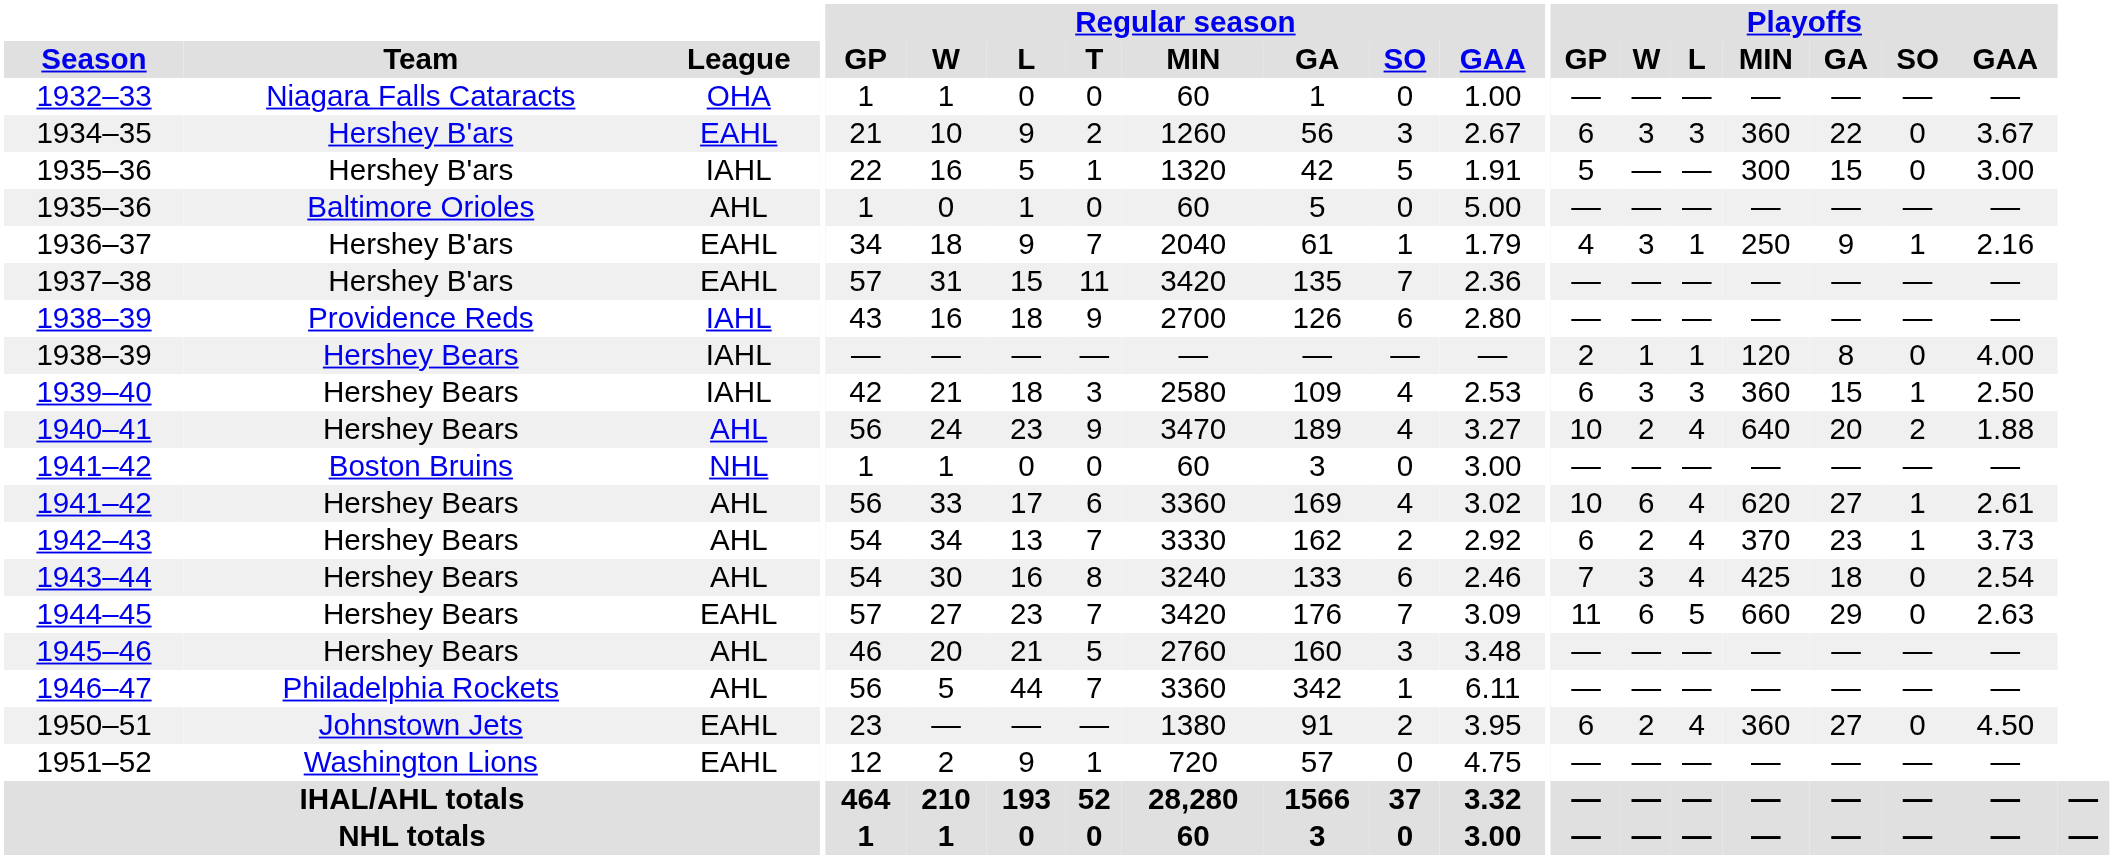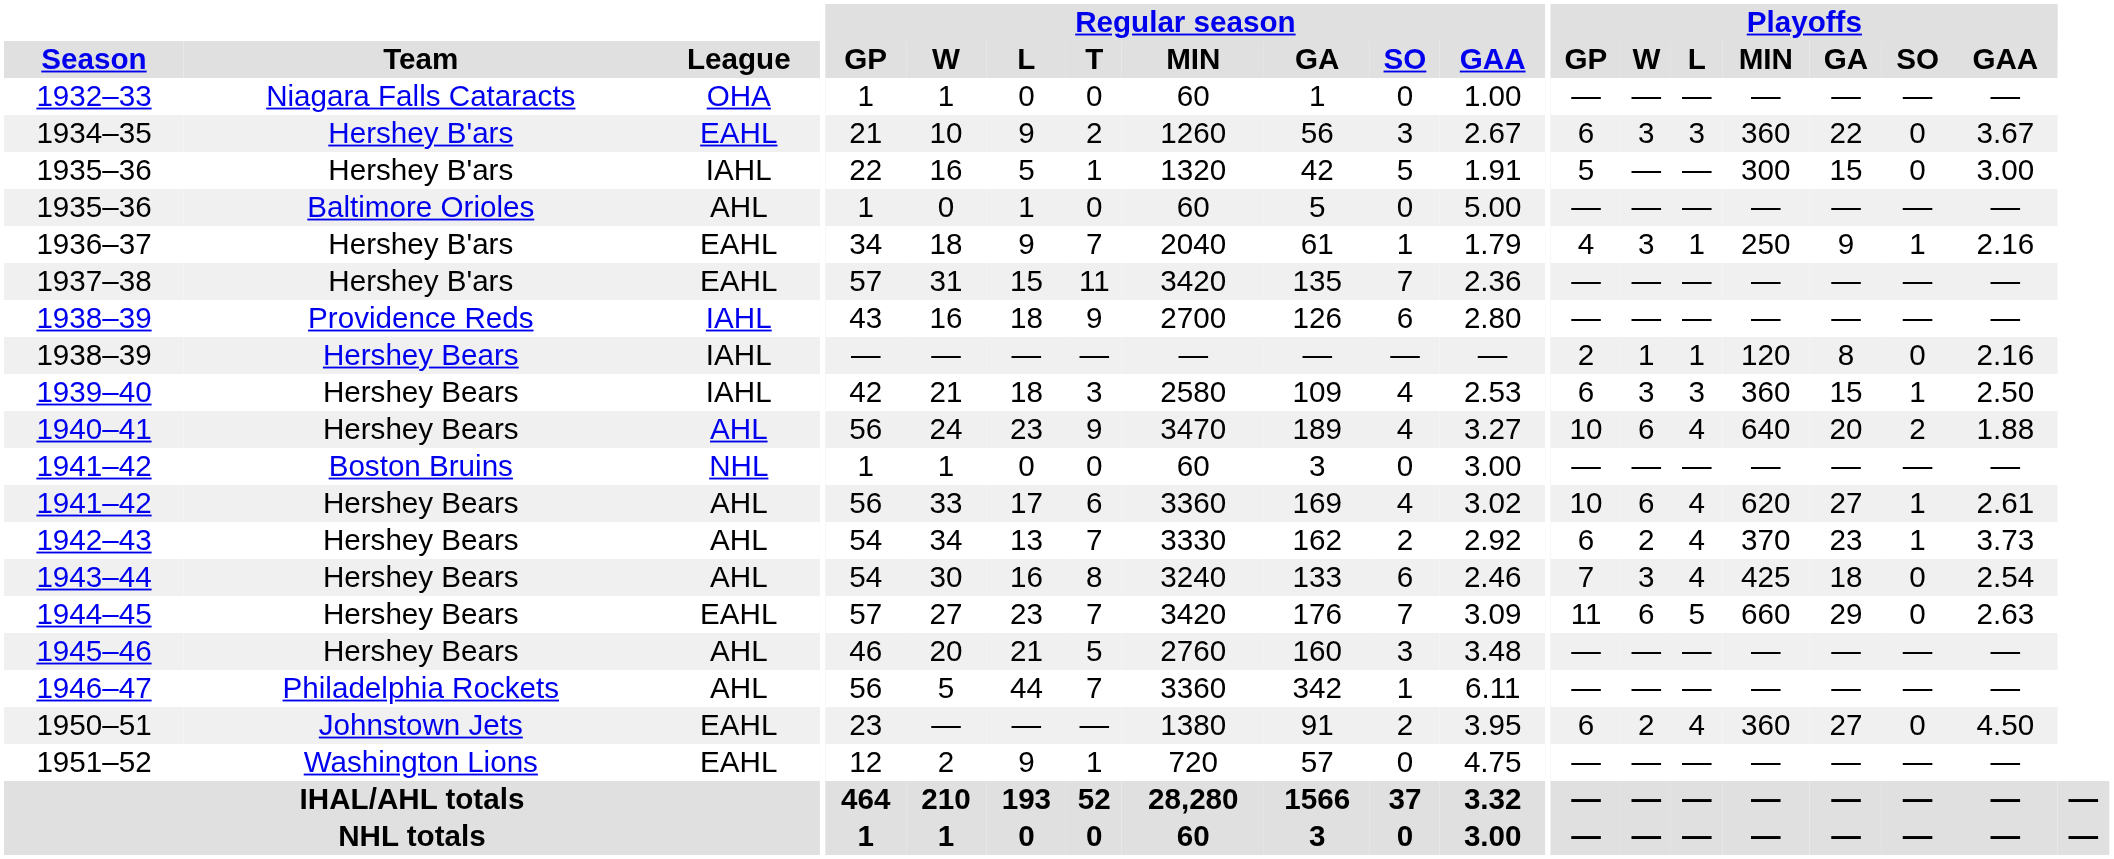(2005, 355) 4.00 -> (2005, 355) 2.16
(1646, 429) 2 -> (1646, 429) 6
